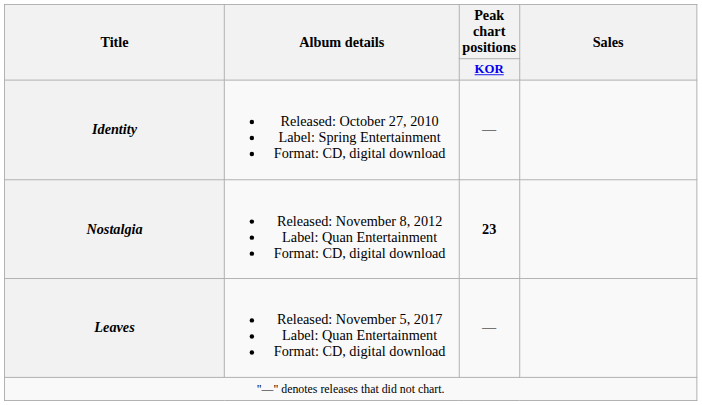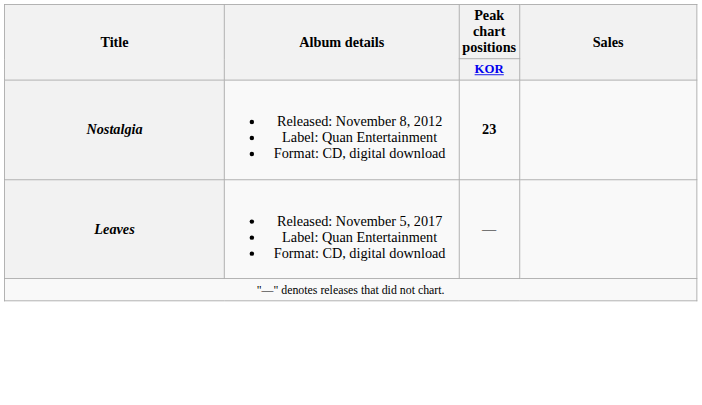- row: (115, 129)
